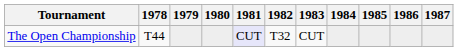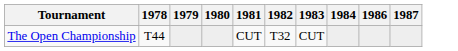- column: (374, 15)
(249, 36) lavender background -> (249, 36) no background
